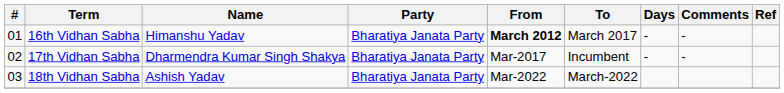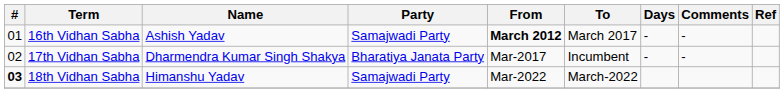(195, 35) Himanshu Yadav -> (185, 35) Ashish Yadav
(418, 35) Bharatiya Janata Party -> (401, 35) Samajwadi Party
(15, 77) normal -> (15, 77) bold
(185, 77) Ashish Yadav -> (195, 77) Himanshu Yadav
(418, 77) Bharatiya Janata Party -> (401, 77) Samajwadi Party
